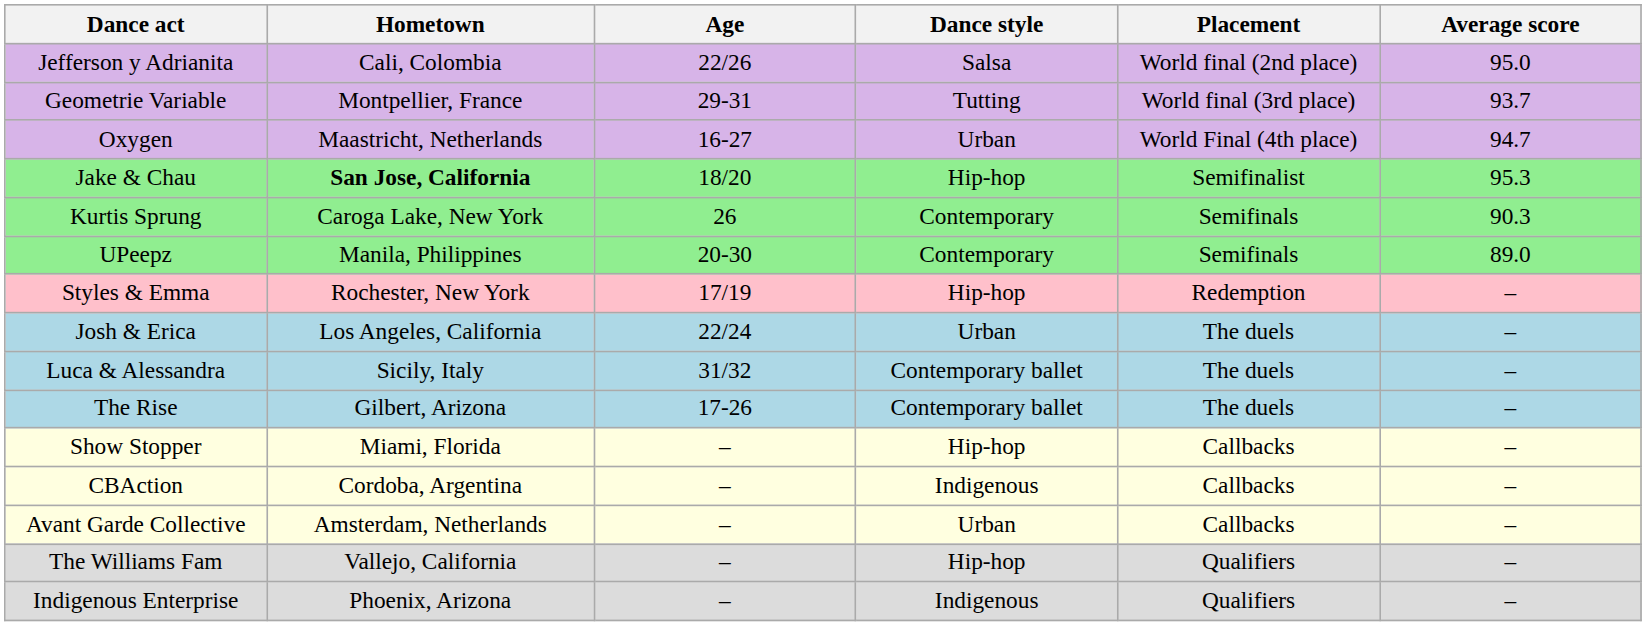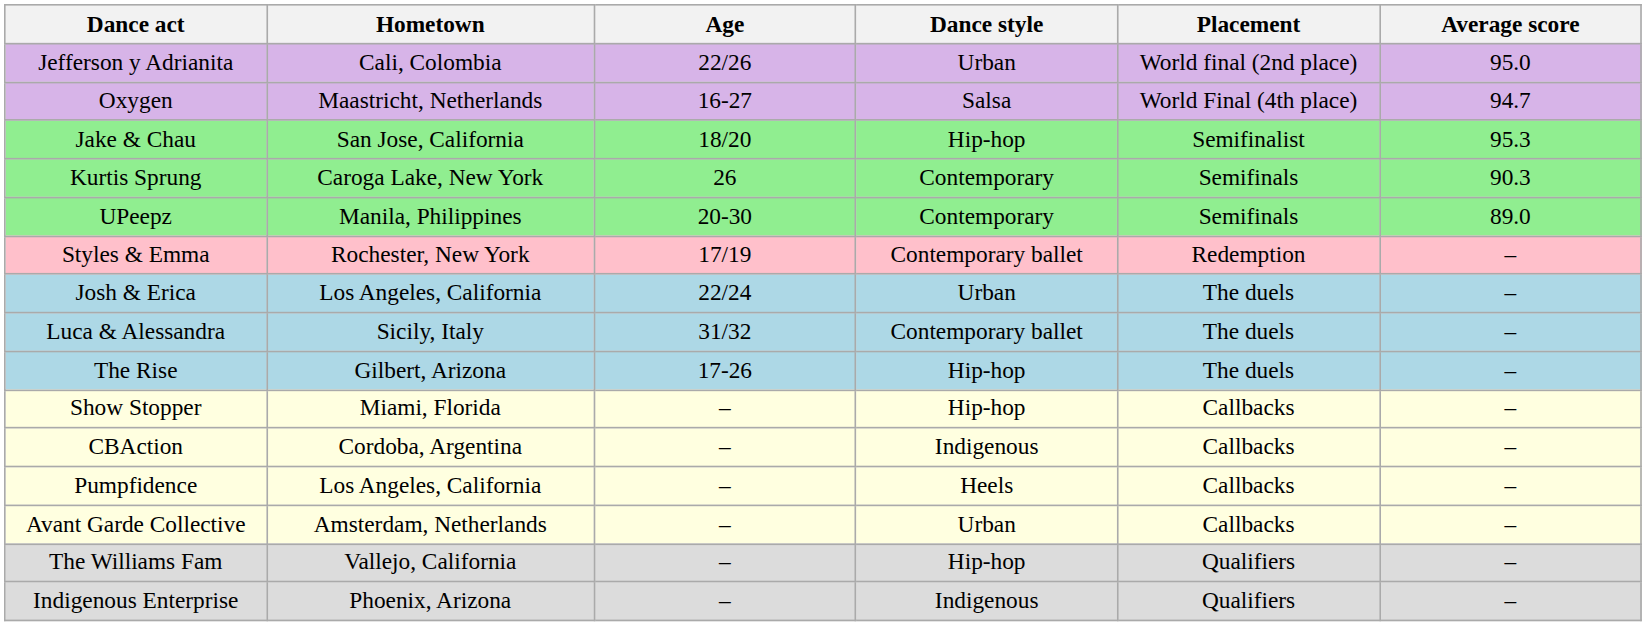(987, 62) Salsa -> (987, 62) Urban
- row: (136, 101)
(987, 139) Urban -> (987, 101) Salsa
(430, 178) bold -> (430, 139) normal
(987, 293) Hip-hop -> (987, 254) Contemporary ballet
(987, 408) Contemporary ballet -> (987, 370) Hip-hop
+ row: (136, 485)
